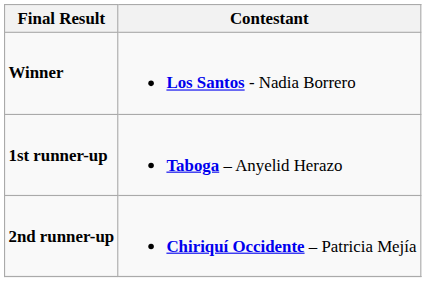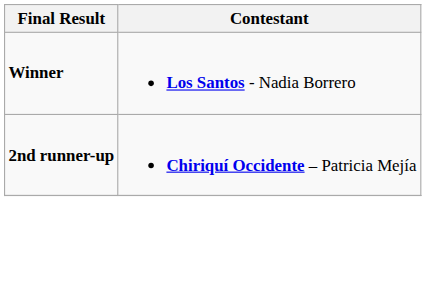- row: (58, 154)
